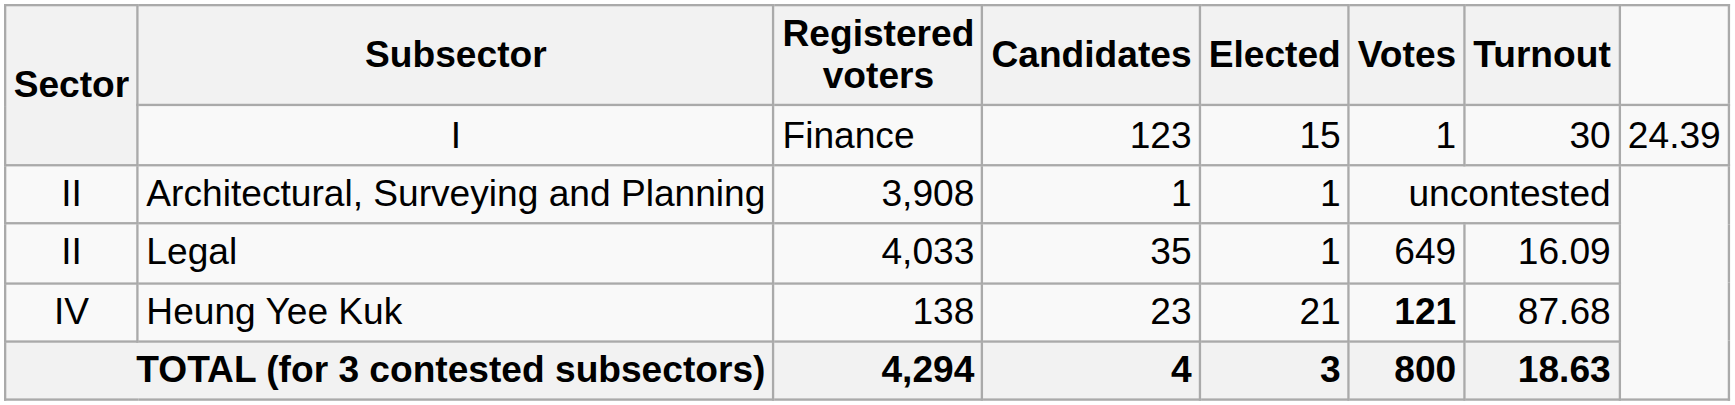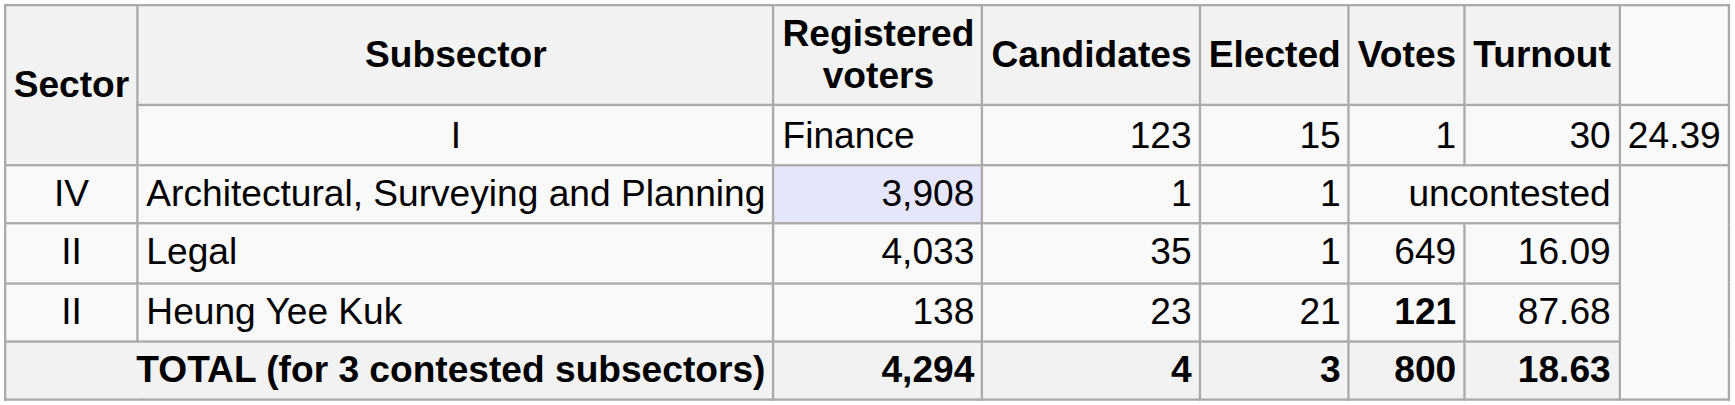(71, 193) II -> (71, 193) IV
(928, 193) no background -> (928, 193) lavender background
(71, 311) IV -> (71, 311) II
